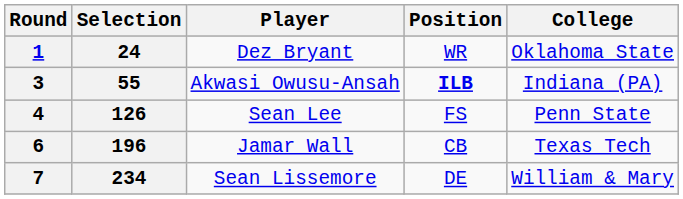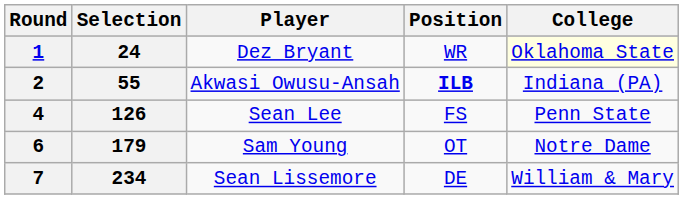(593, 52) no background -> (593, 52) lightyellow background
(38, 84) 3 -> (38, 84) 2
+ row: (129, 147)
- row: (129, 147)
